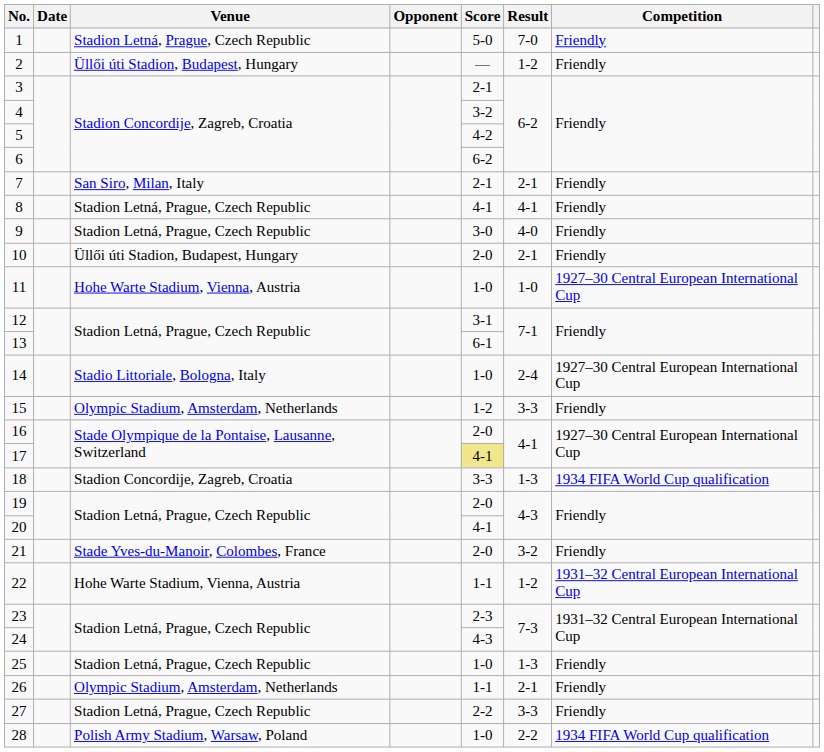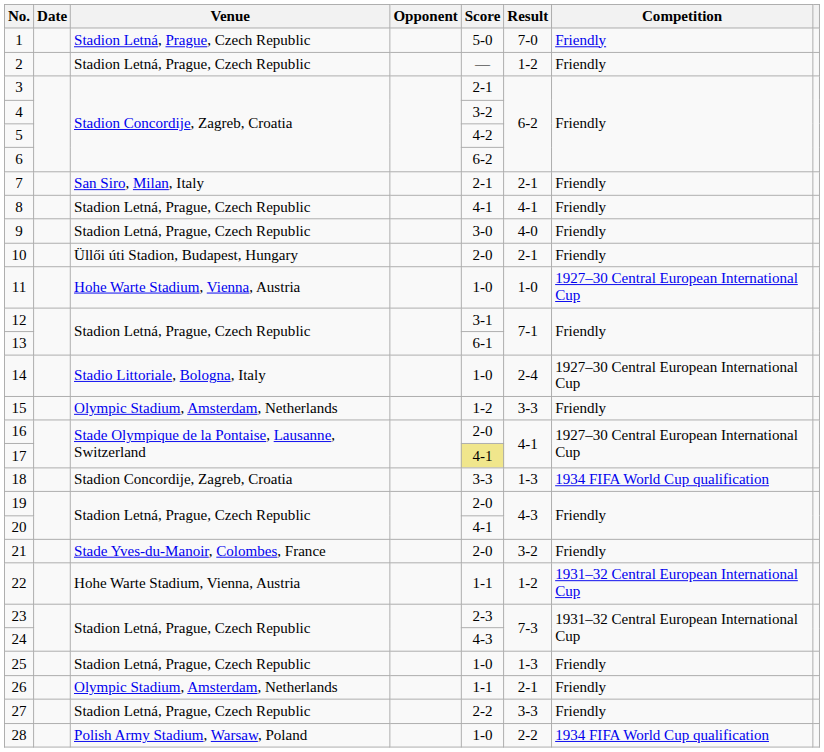(186, 64) Üllői úti Stadion, Budapest, Hungary -> (192, 64) Stadion Letná, Prague, Czech Republic
